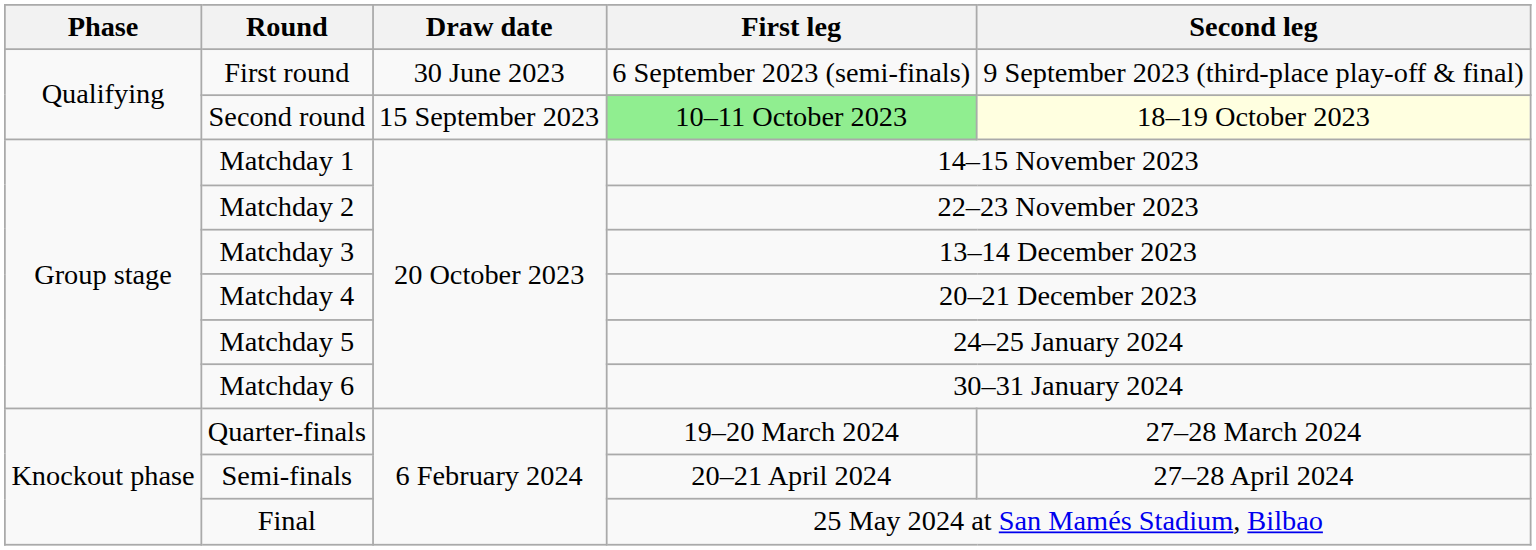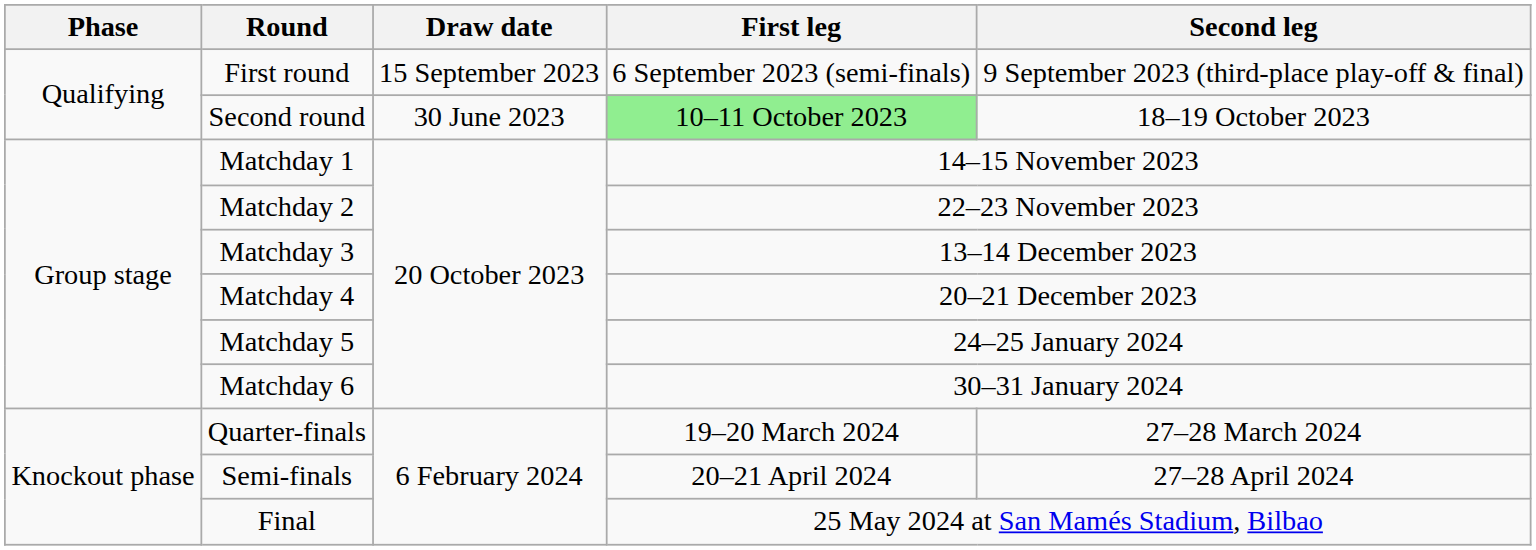(489, 71) 30 June 2023 -> (489, 71) 15 September 2023
(489, 116) 15 September 2023 -> (489, 116) 30 June 2023
(1253, 116) lightyellow background -> (1253, 116) no background
